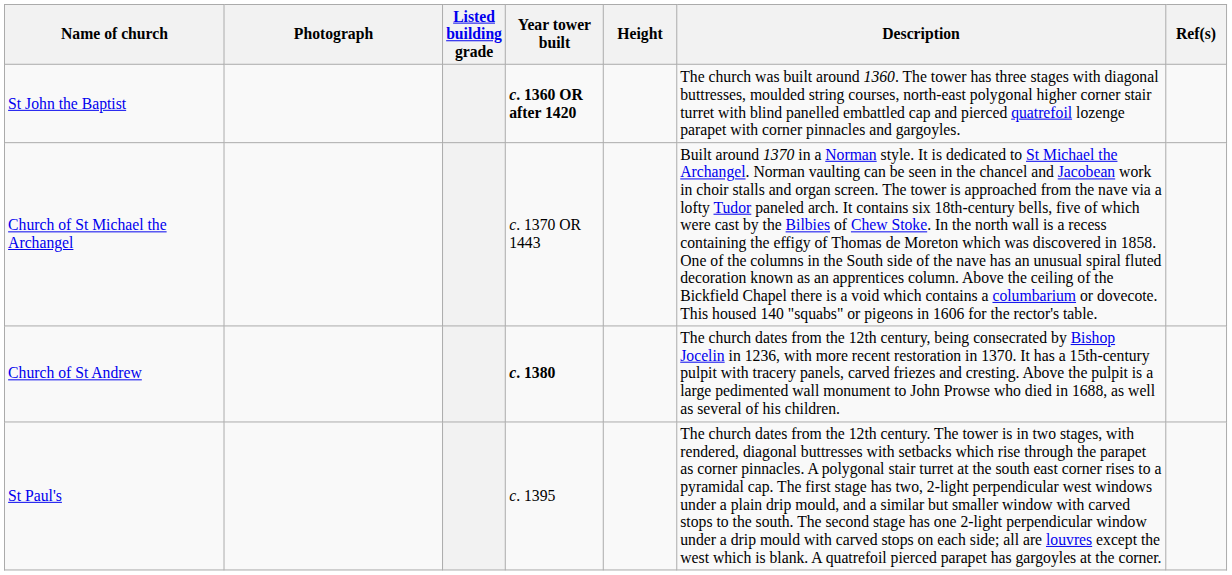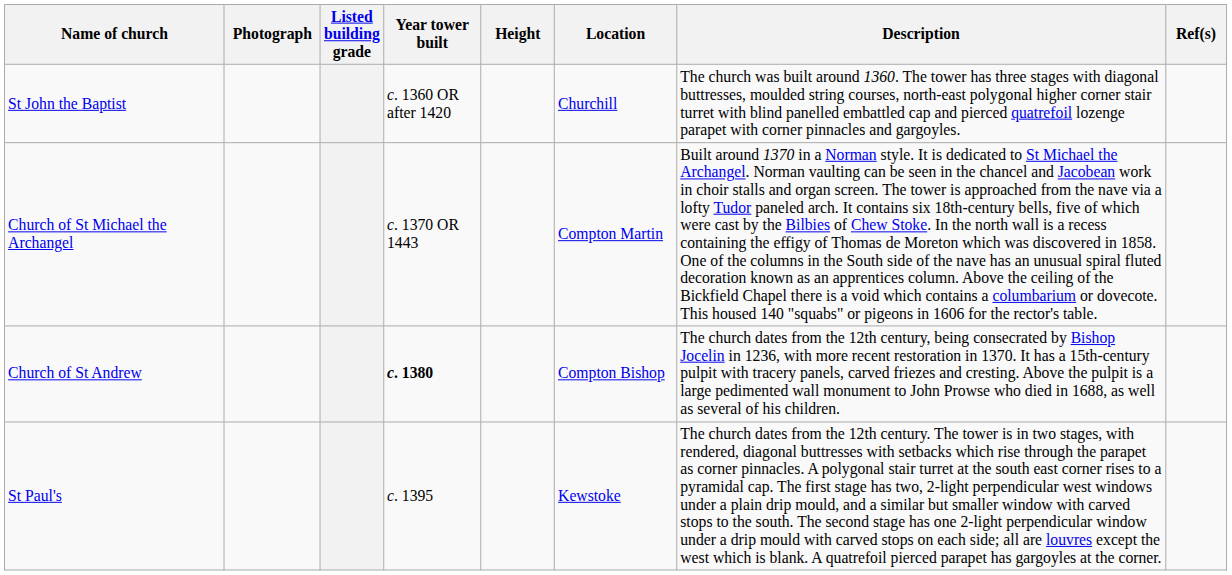+ column: (616, 34)
(546, 103) bold -> (423, 103) normal
